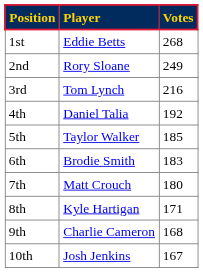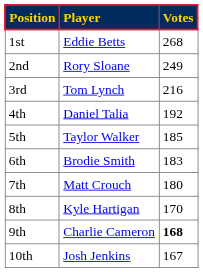(173, 208) 171 -> (173, 208) 170
(173, 231) normal -> (173, 231) bold
